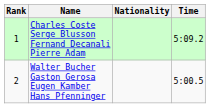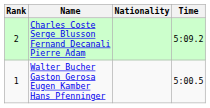(16, 39) 1 -> (16, 39) 2
(16, 81) 2 -> (16, 81) 1
